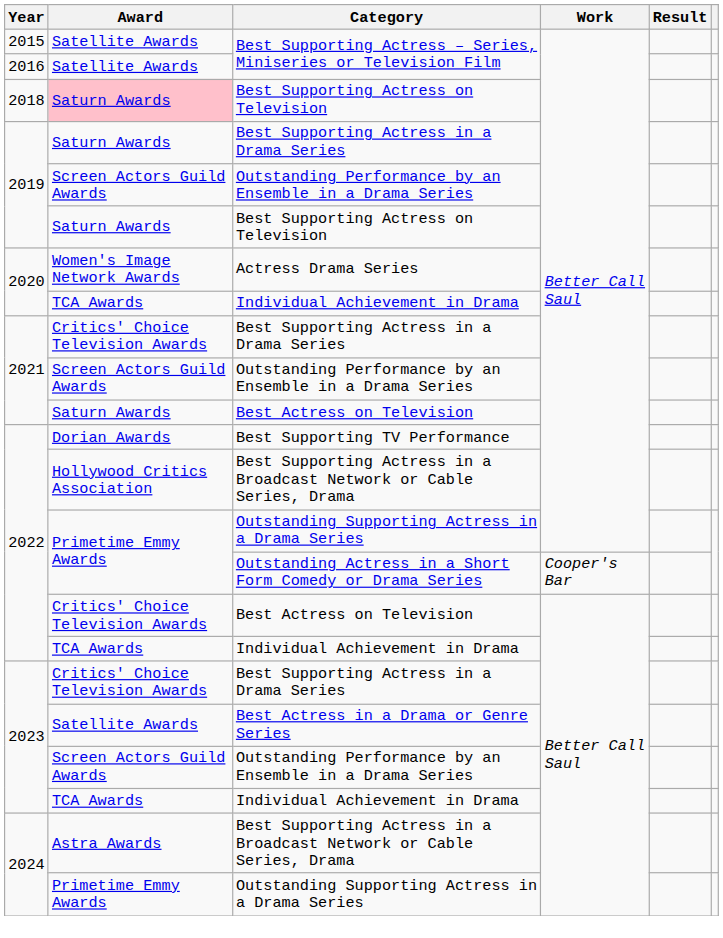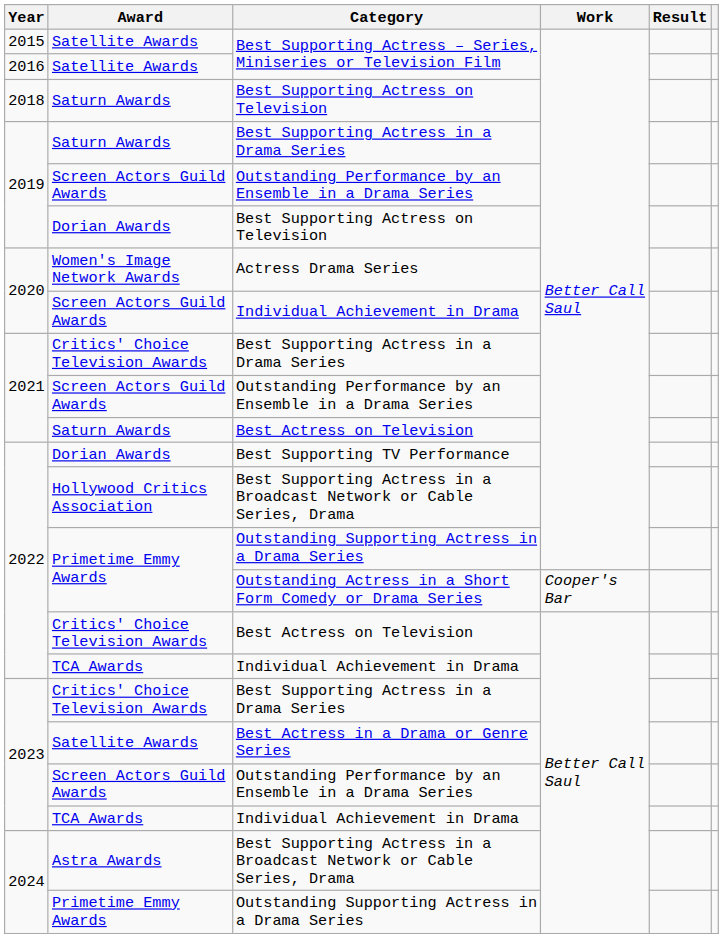(111, 100) pink background -> (111, 100) no background
(111, 227) Saturn Awards -> (111, 227) Dorian Awards
(98, 303) TCA Awards -> (139, 312) Screen Actors Guild Awards
